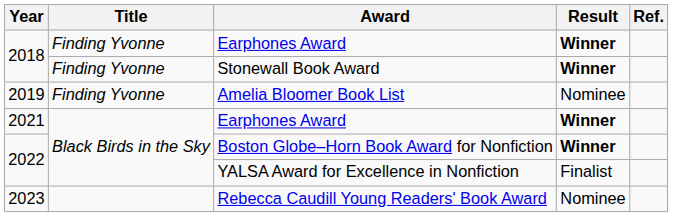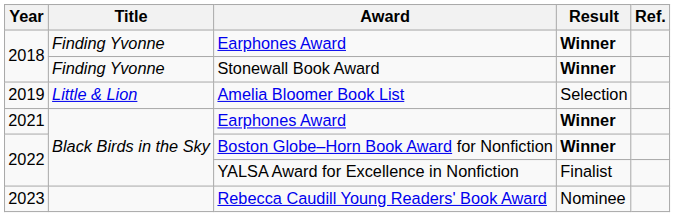(108, 95) Finding Yvonne -> (95, 95) Little & Lion
(593, 95) Nominee -> (594, 95) Selection
